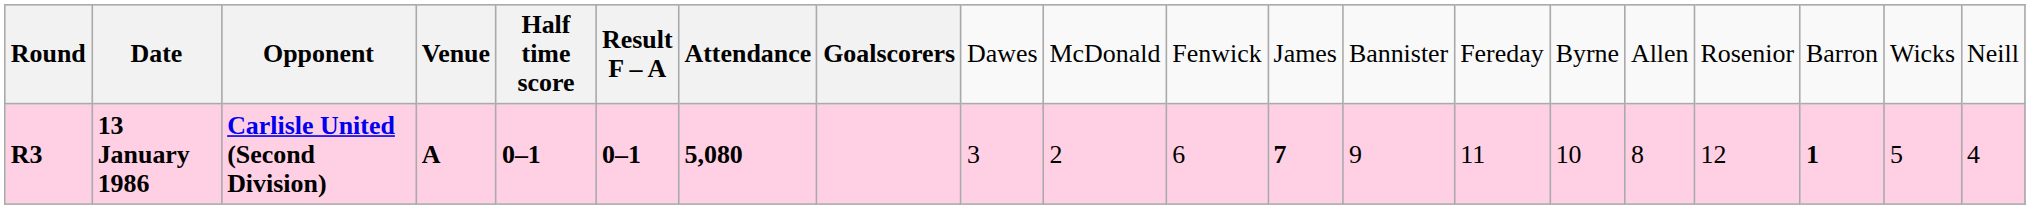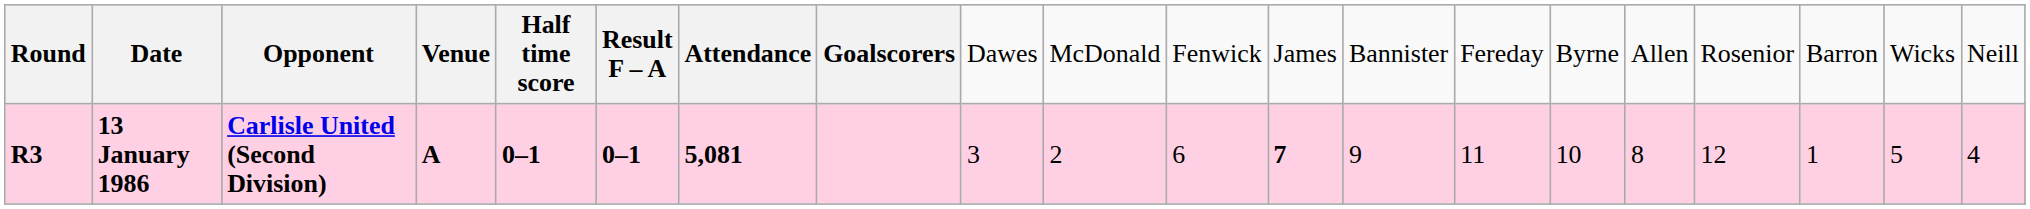(714, 153) 5,080 -> (714, 153) 5,081
(1813, 153) bold -> (1813, 153) normal
